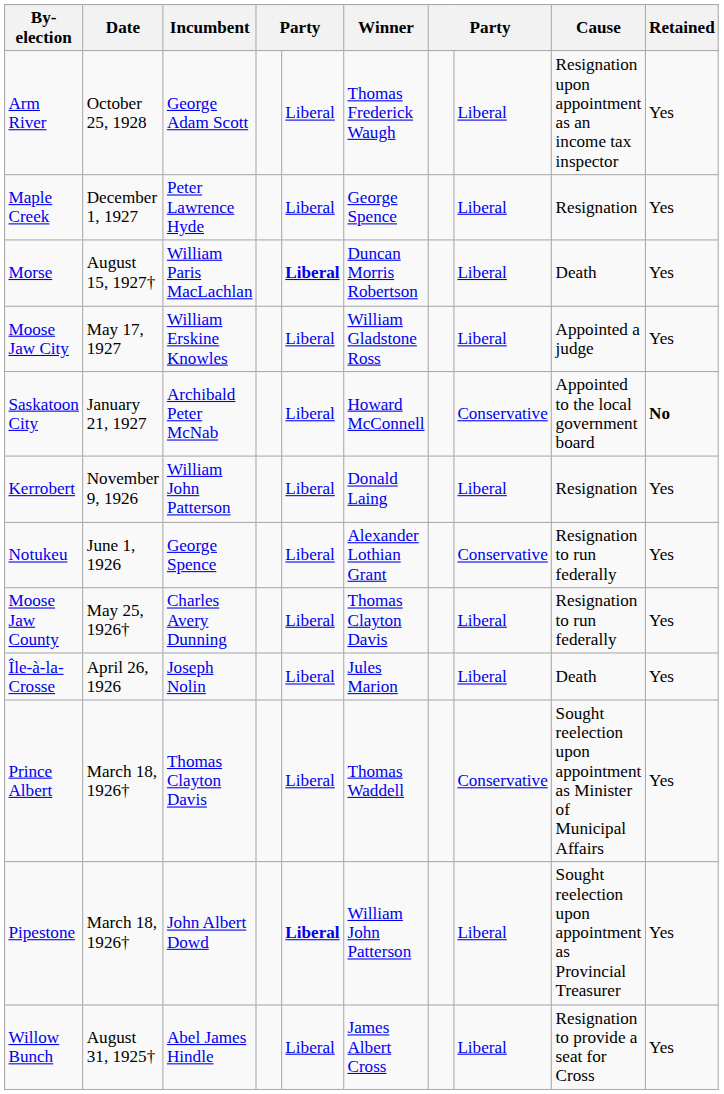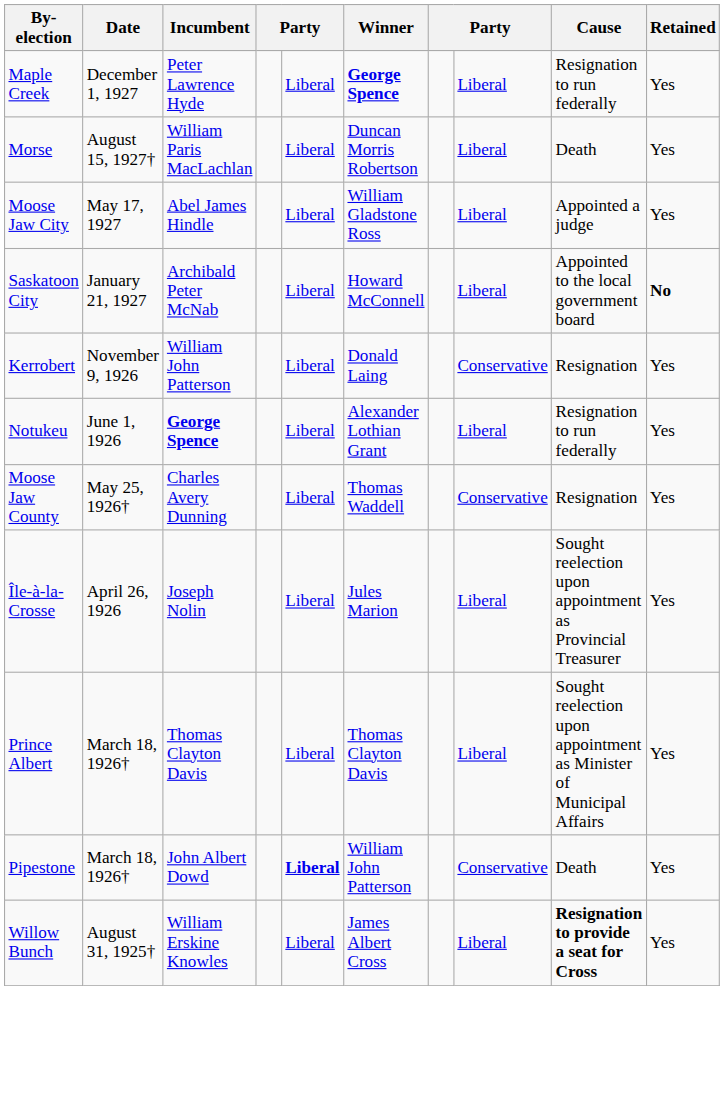- row: (27, 112)
(373, 207) normal -> (374, 83) bold
(597, 207) Resignation -> (597, 83) Resignation to run federally
(312, 272) bold -> (310, 149) normal
(197, 338) William Erskine Knowles -> (207, 215) Abel James Hindle
(503, 413) Conservative -> (482, 290) Liberal
(482, 489) Liberal -> (503, 365) Conservative
(192, 554) normal -> (194, 431) bold
(503, 554) Conservative -> (482, 431) Liberal
(375, 620) Thomas Clayton Davis -> (376, 497) Thomas Waddell
(482, 620) Liberal -> (503, 497) Conservative
(597, 620) Resignation to run federally -> (597, 497) Resignation
(576, 676) Death -> (598, 601) Sought reelection upon appointment as Provincial Treasurer
(376, 780) Thomas Waddell -> (375, 753) Thomas Clayton Davis
(503, 780) Conservative -> (482, 753) Liberal
(482, 933) Liberal -> (503, 867) Conservative
(598, 933) Sought reelection upon appointment as Provincial Treasurer -> (576, 867) Death
(207, 1046) Abel James Hindle -> (197, 942) William Erskine Knowles
(597, 1046) normal -> (599, 942) bold
